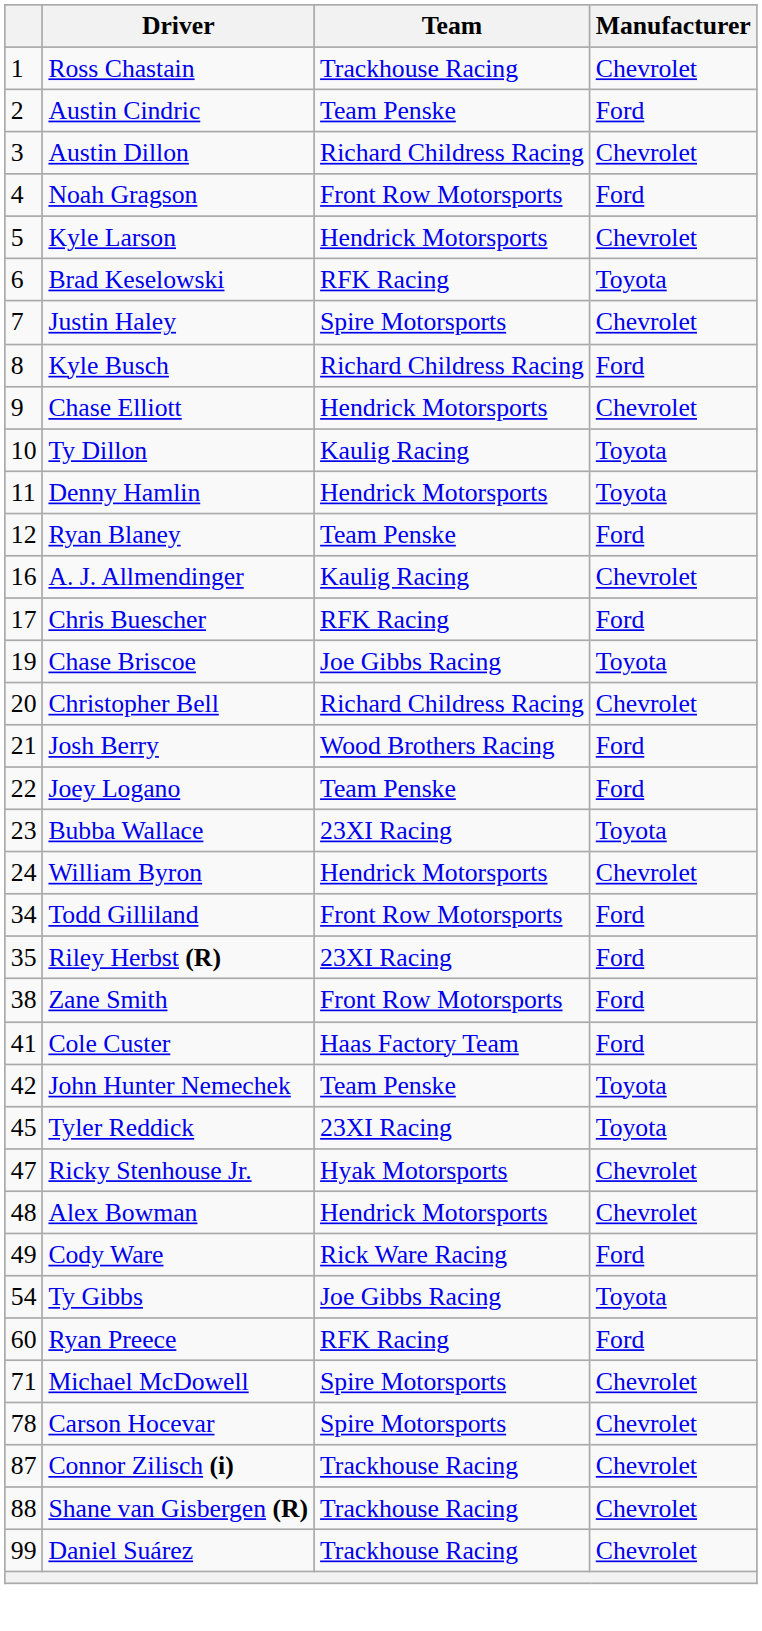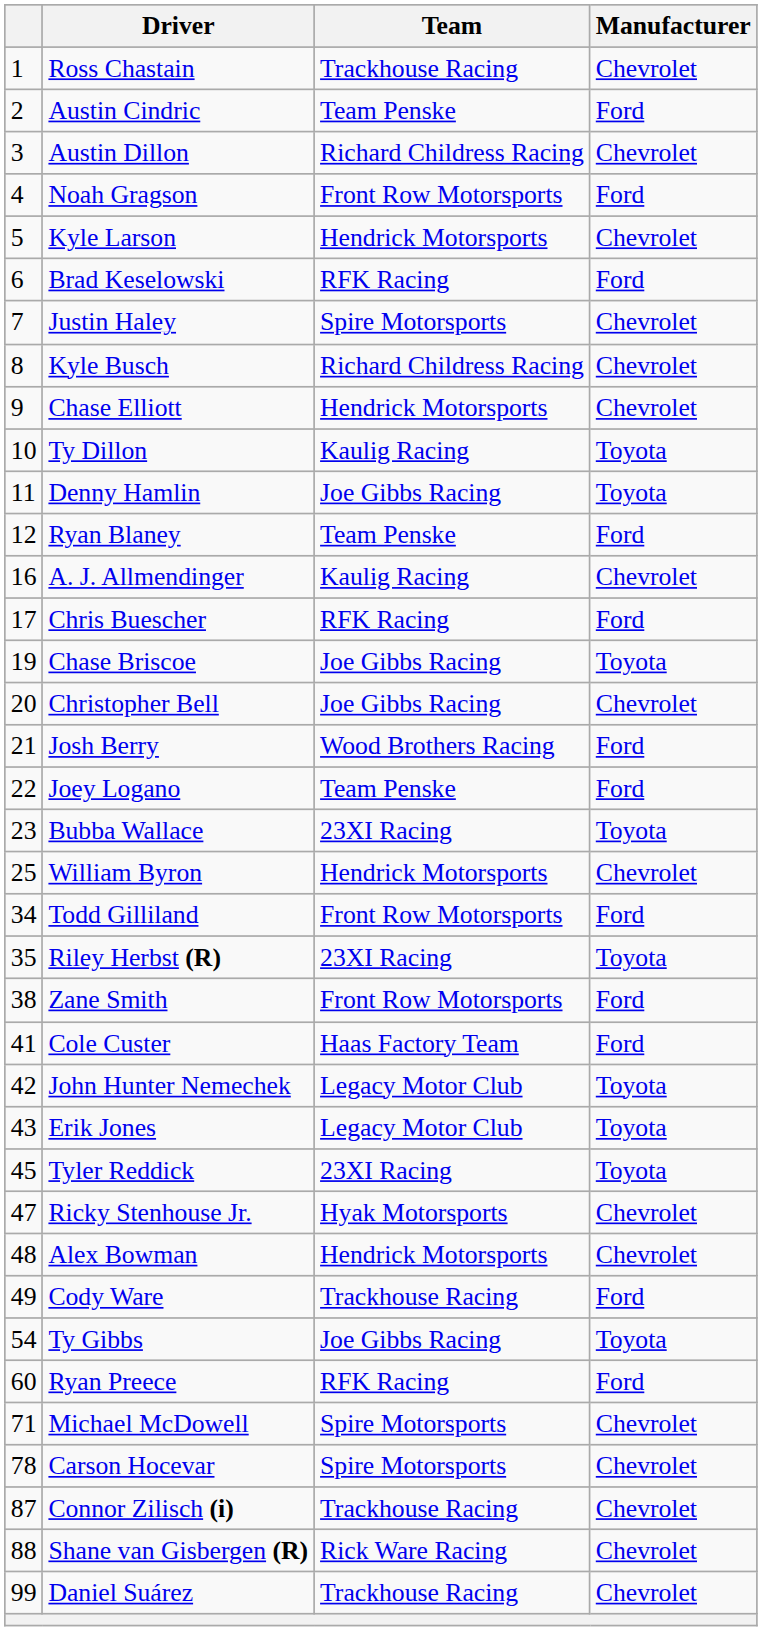(631, 279) Toyota -> (620, 279) Ford
(620, 364) Ford -> (646, 364) Chevrolet
(434, 491) Hendrick Motorsports -> (411, 491) Joe Gibbs Racing
(452, 703) Richard Childress Racing -> (411, 703) Joe Gibbs Racing
(24, 872) 24 -> (24, 872) 25
(620, 957) Ford -> (631, 957) Toyota
(388, 1084) Team Penske -> (421, 1084) Legacy Motor Club
+ row: (102, 1127)
(414, 1254) Rick Ware Racing -> (419, 1296) Trackhouse Racing
(419, 1508) Trackhouse Racing -> (414, 1550) Rick Ware Racing
